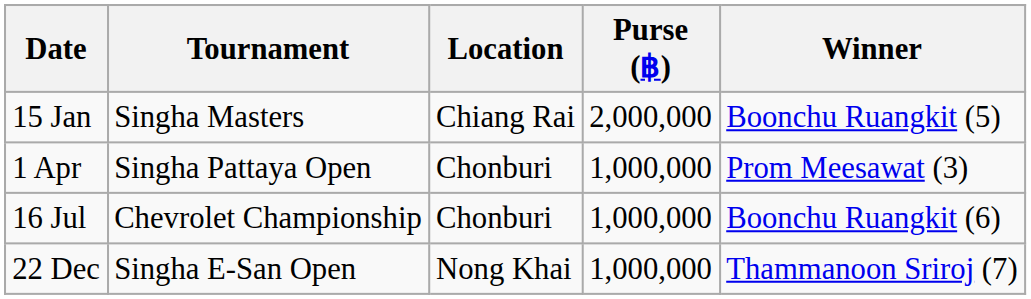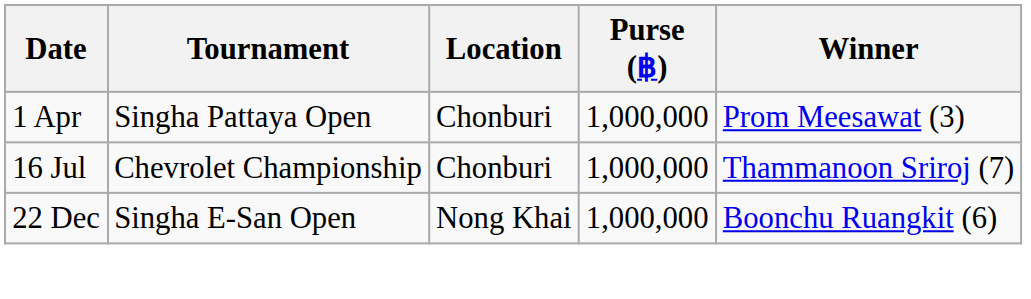- row: (52, 116)
(863, 218) Boonchu Ruangkit (6) -> (869, 167) Thammanoon Sriroj (7)
(872, 268) Thammanoon Sriroj (7) -> (860, 218) Boonchu Ruangkit (6)
